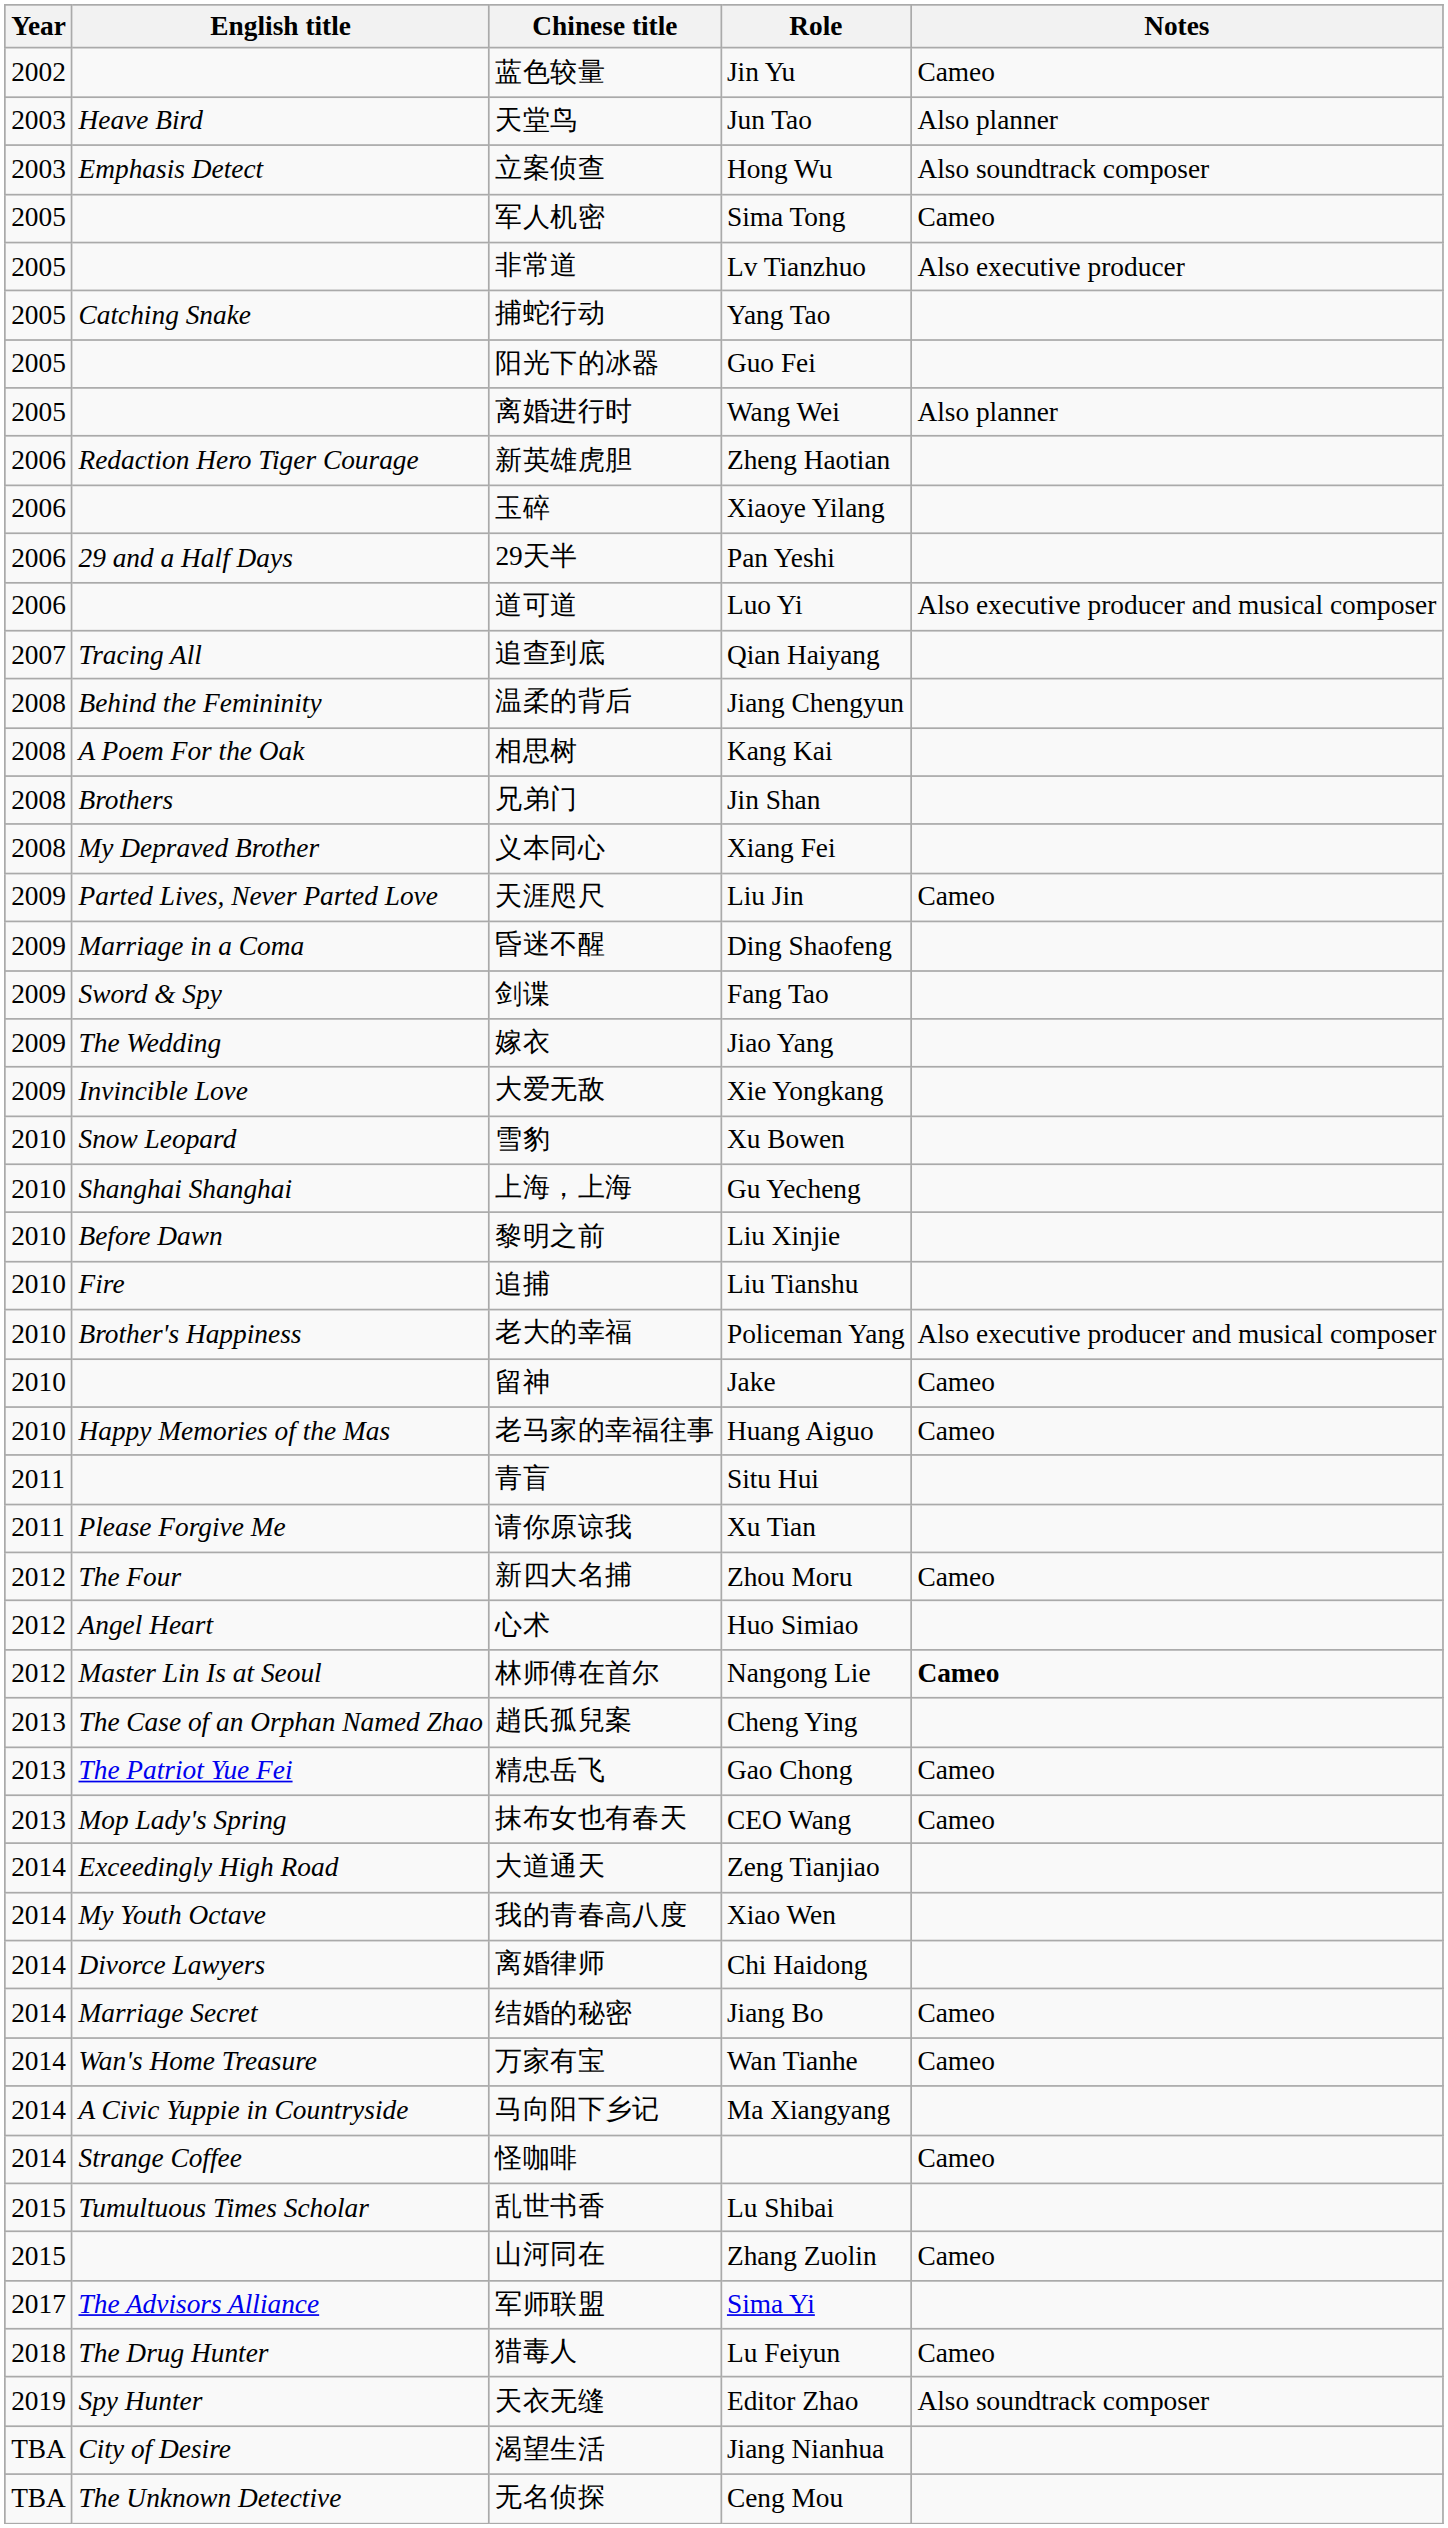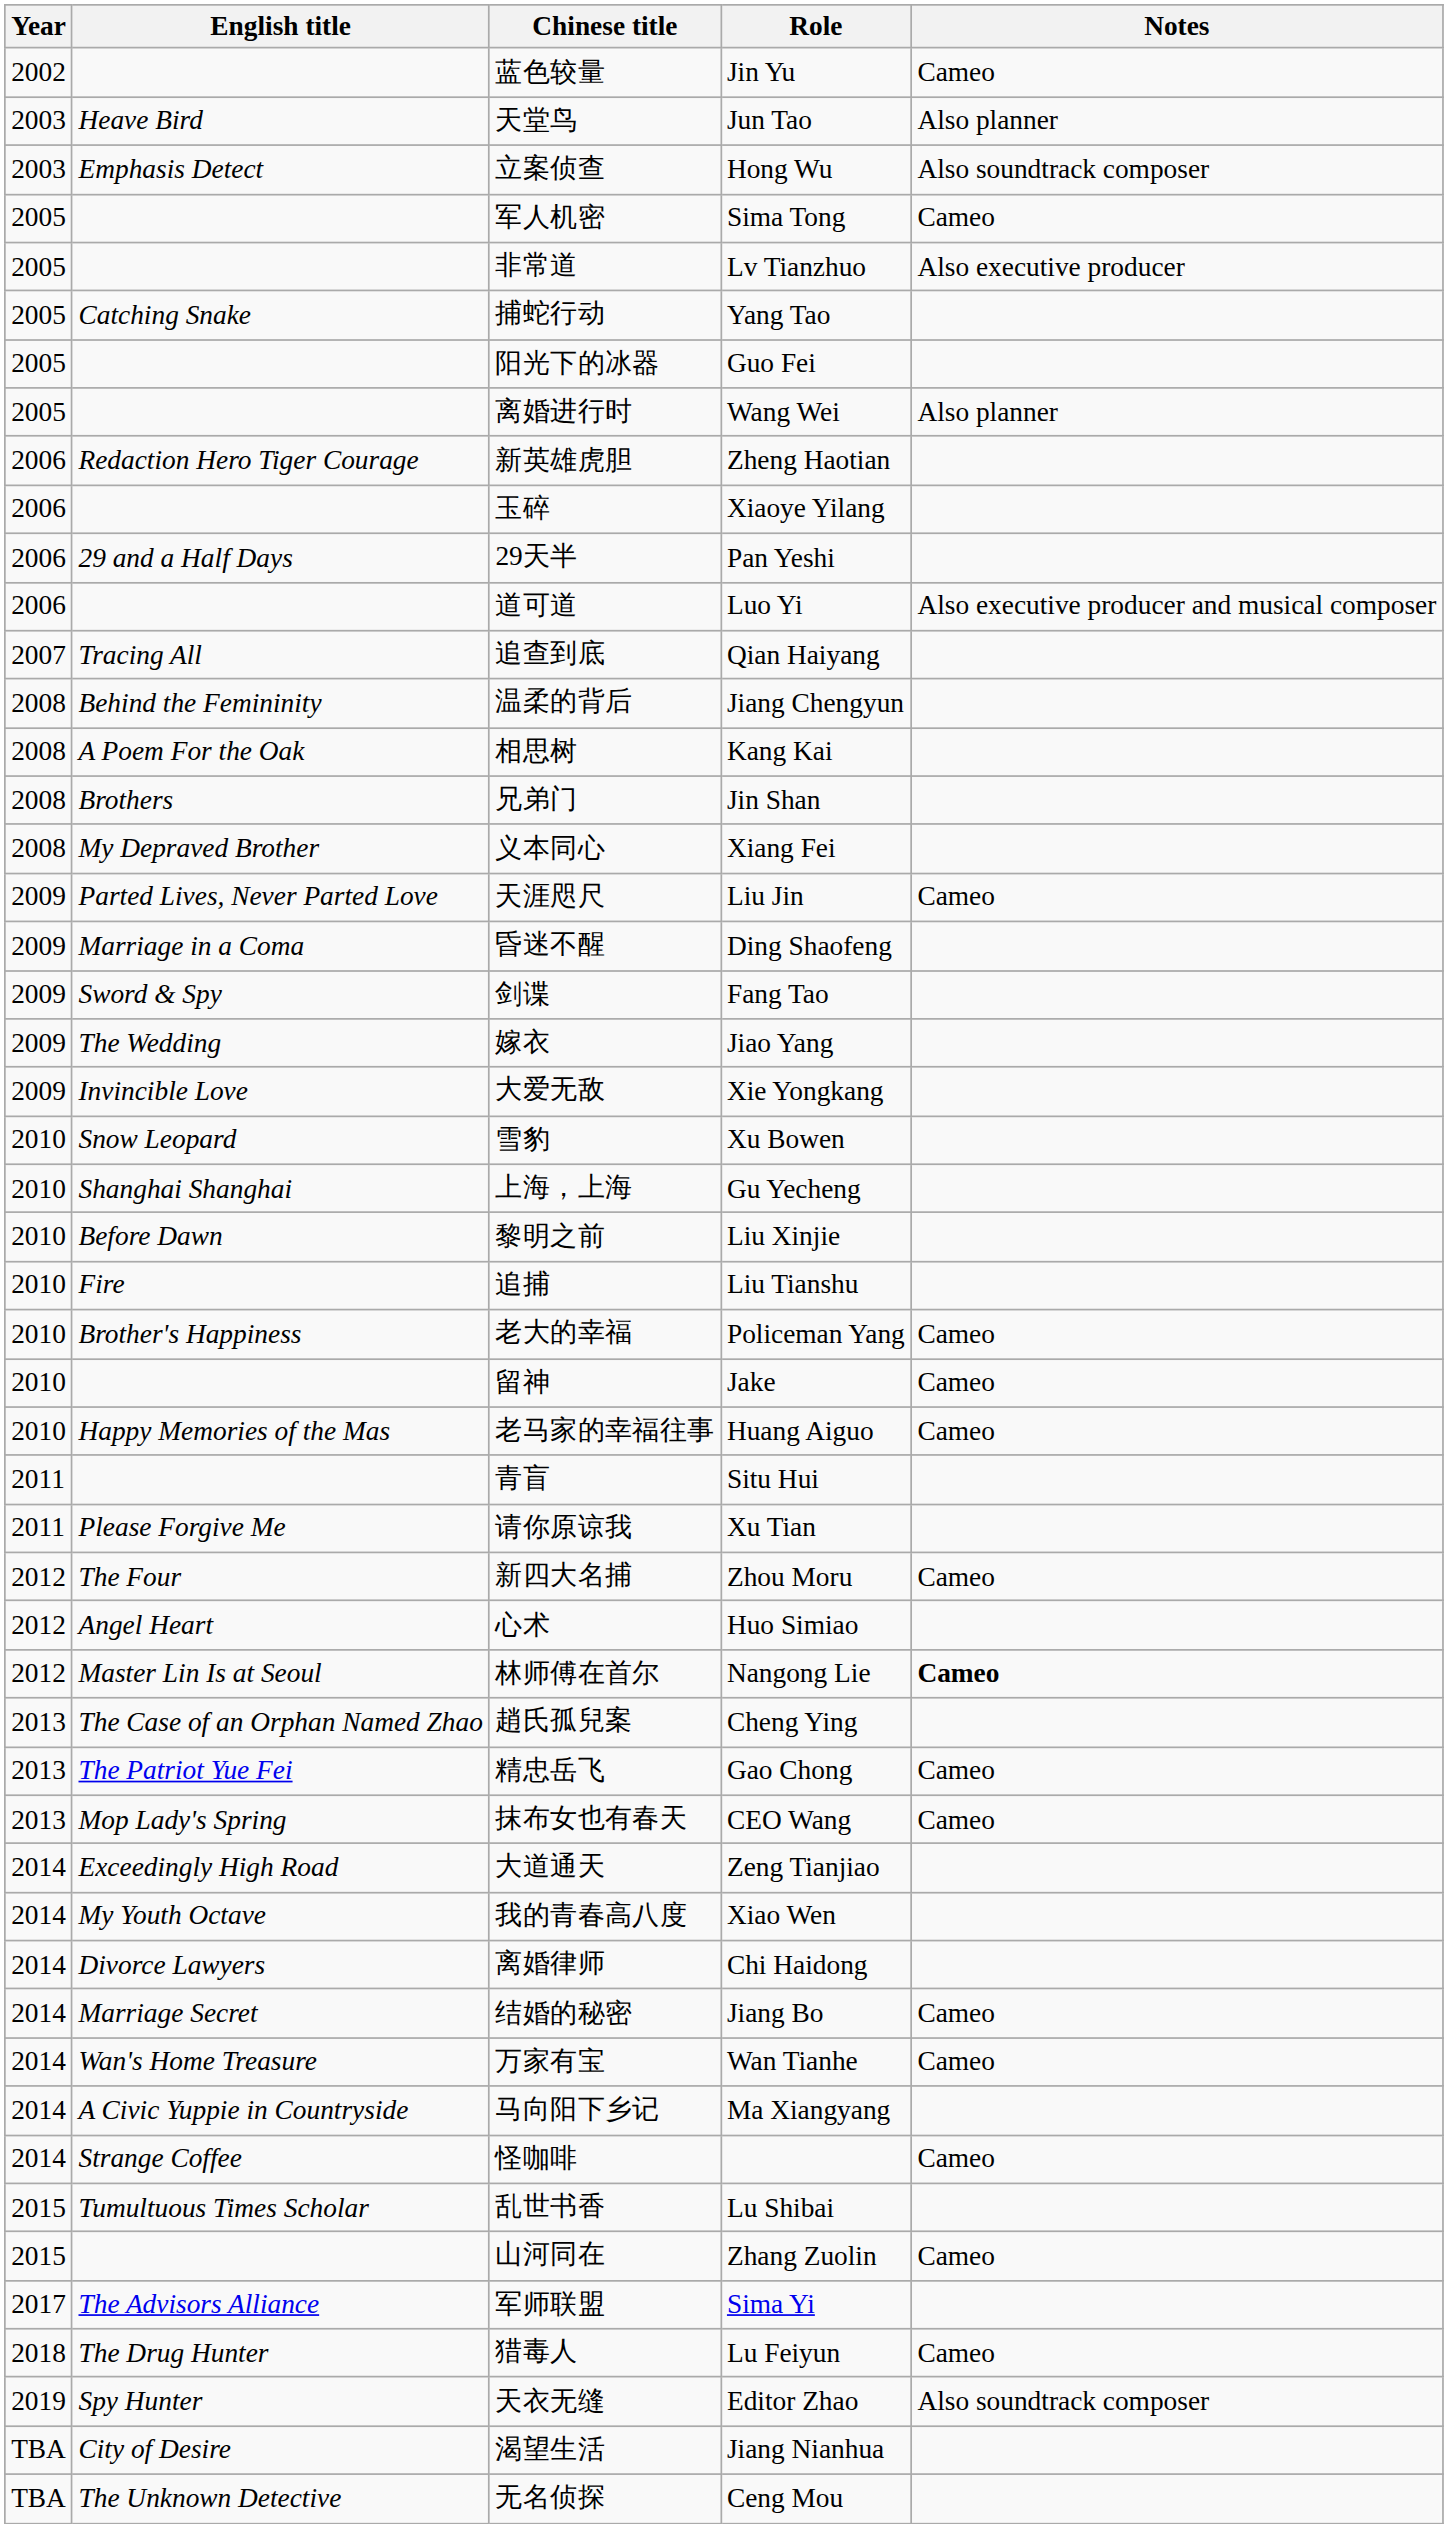(1177, 1333) Also executive producer and musical composer -> (956, 1333) Cameo
